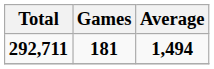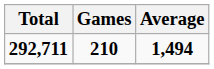(104, 48) 181 -> (104, 48) 210
